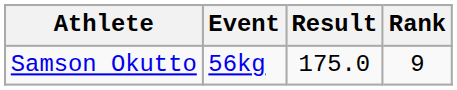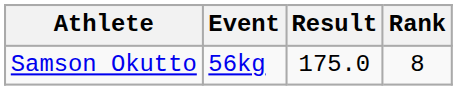(417, 65) 9 -> (417, 65) 8
